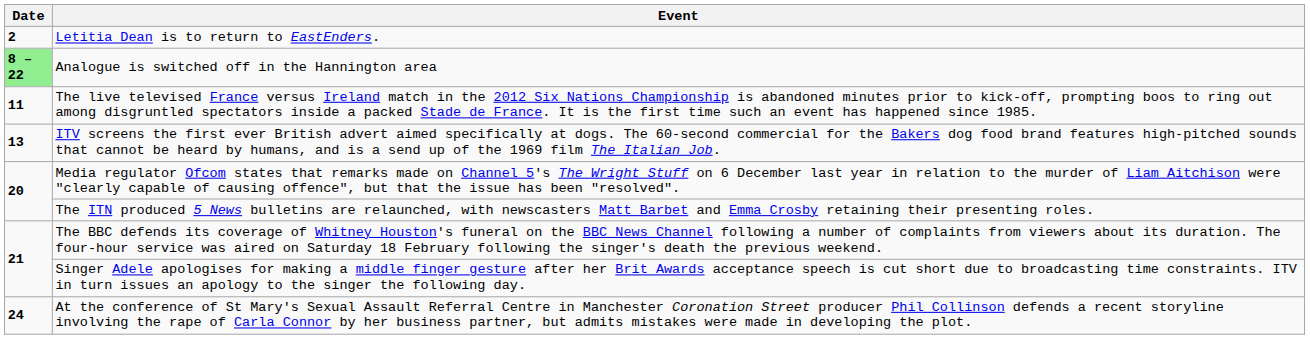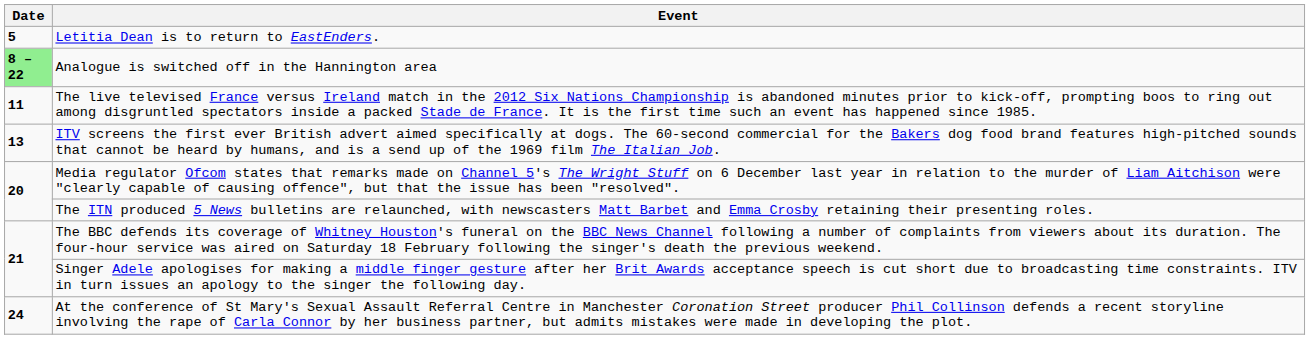(12, 38) 2 -> (12, 38) 5
